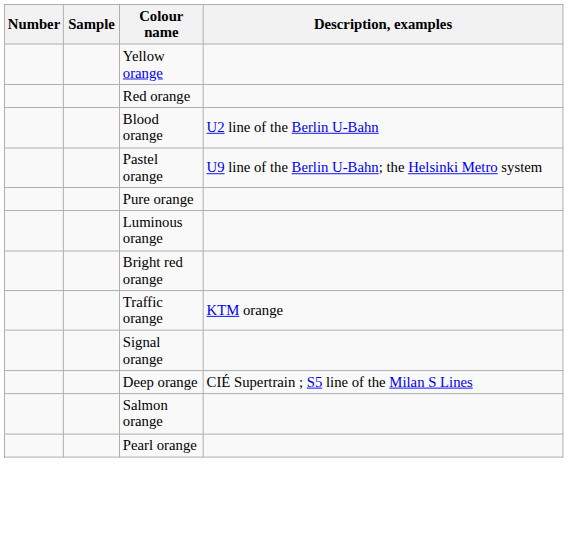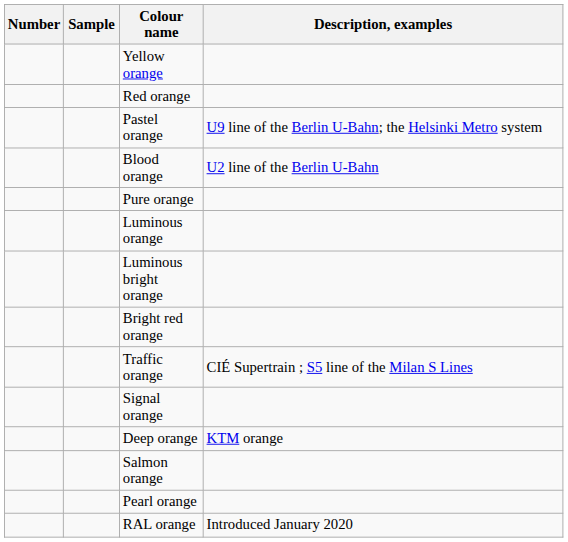rows swapped: (143, 127) <-> (143, 167)
+ row: (153, 278)
(245, 310) KTM orange -> (340, 367) CIÉ Supertrain ; S5 line of the Milan S Lines
(340, 382) CIÉ Supertrain ; S5 line of the Milan S Lines -> (245, 438) KTM orange
+ row: (159, 525)
